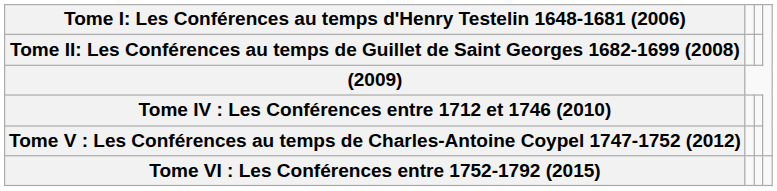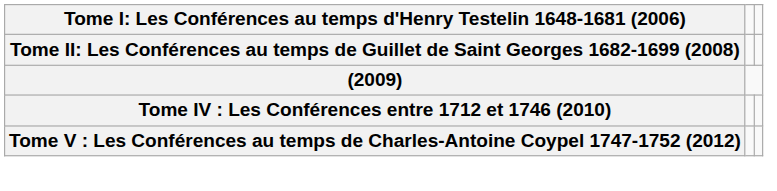- row: (375, 170)
